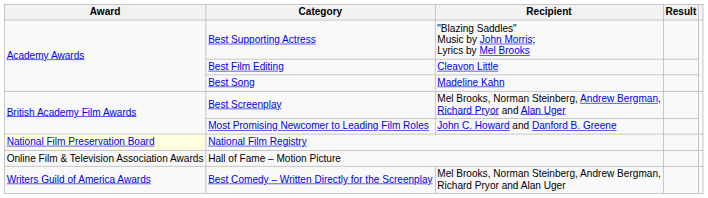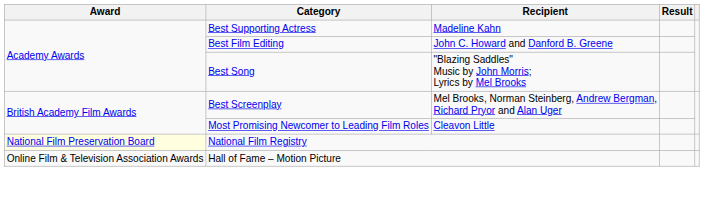(486, 39) "Blazing Saddles" Music by John Morris; Lyrics by Mel Brooks -> (467, 28) Madeline Kahn
(468, 67) Cleavon Little -> (523, 44) John C. Howard and Danford B. Greene
(471, 83) Madeline Kahn -> (483, 71) "Blazing Saddles" Music by John Morris; Lyrics by Mel Brooks
(527, 126) John C. Howard and Danford B. Greene -> (464, 126) Cleavon Little
- row: (320, 180)
